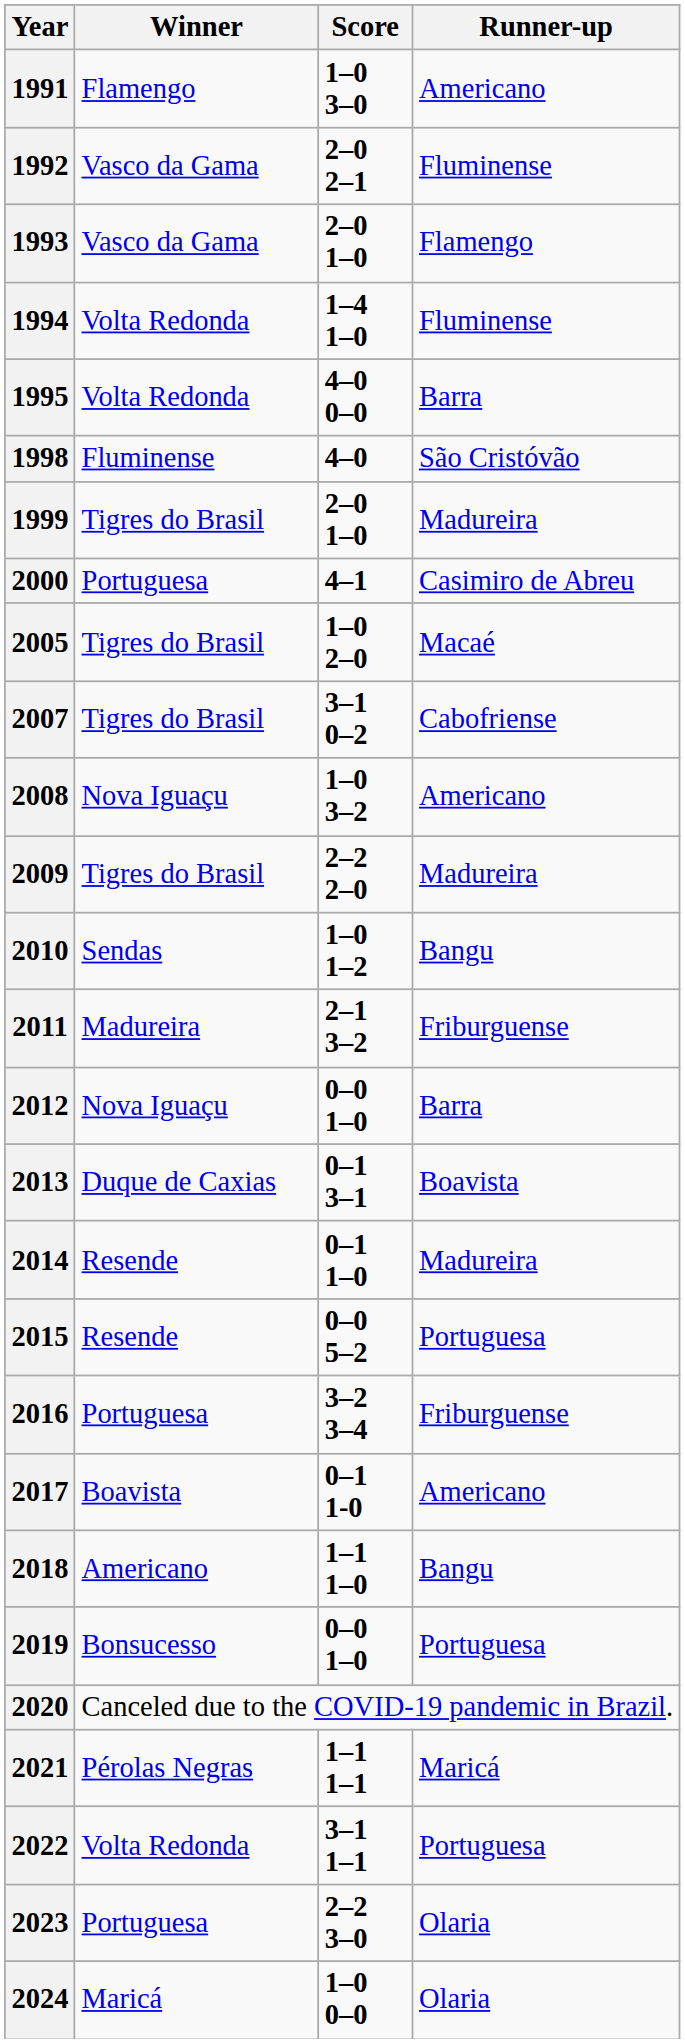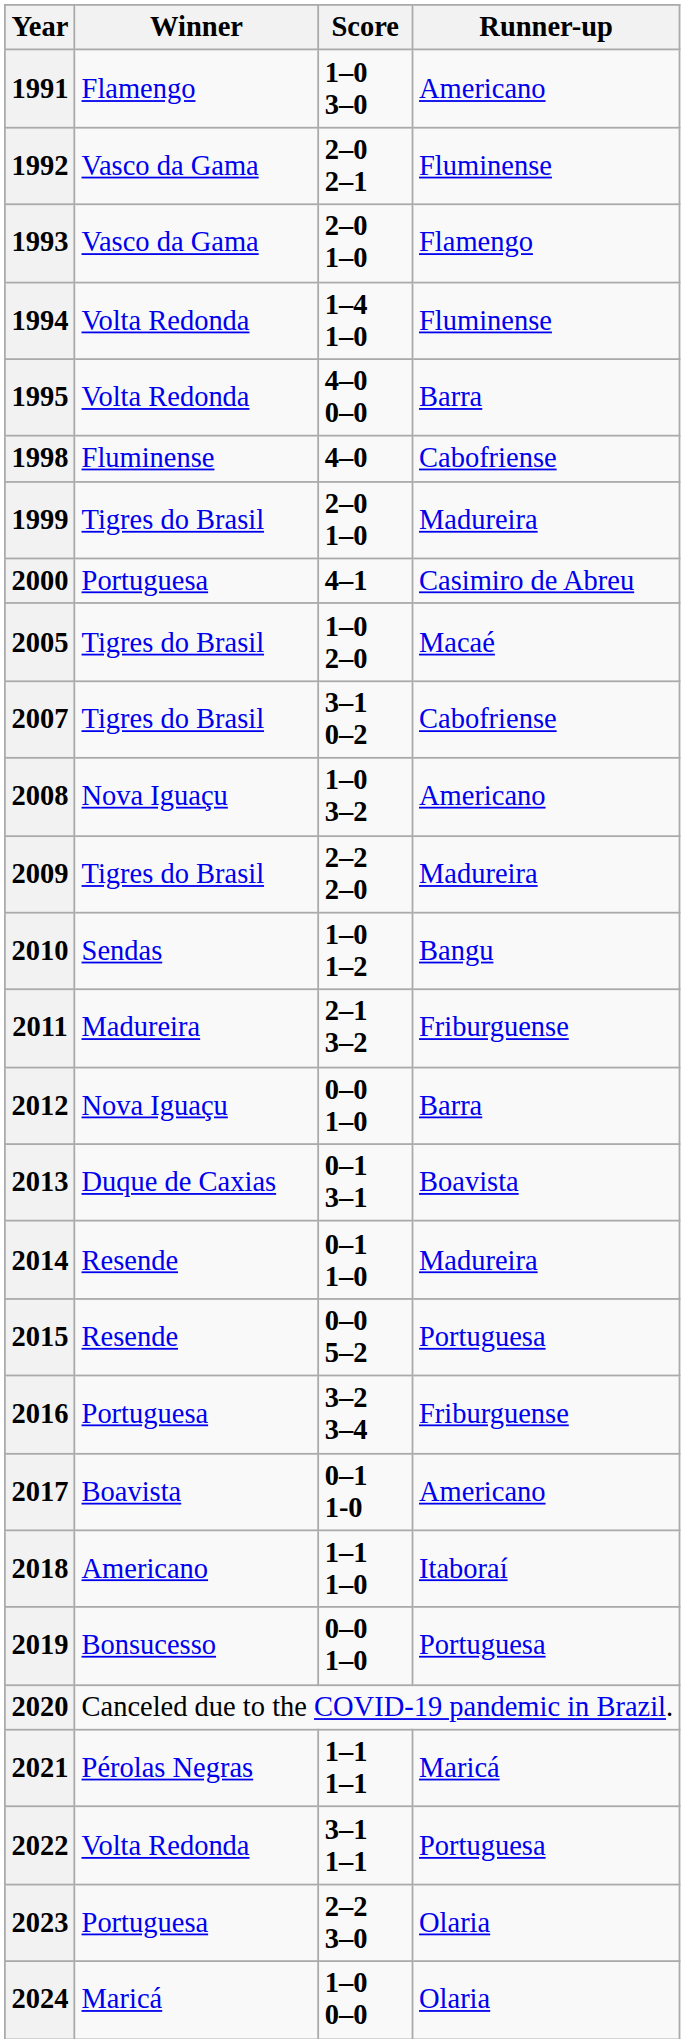(499, 458) São Cristóvão -> (488, 458) Cabofriense
(456, 1568) Bangu -> (463, 1568) Itaboraí
